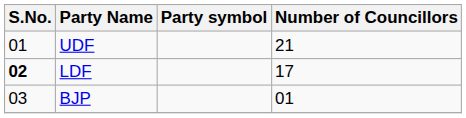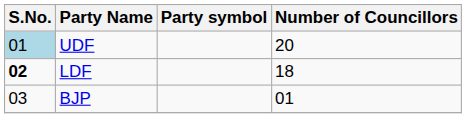(18, 44) no background -> (18, 44) lightblue background
(285, 44) 21 -> (285, 44) 20
(285, 71) 17 -> (285, 71) 18
